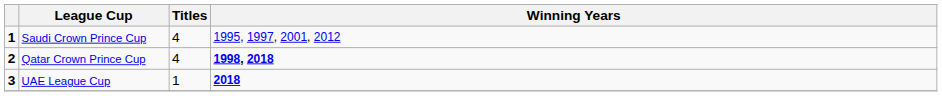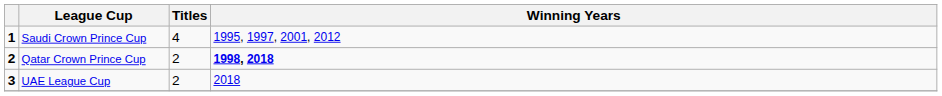(176, 59) 4 -> (176, 59) 2
(176, 80) 1 -> (176, 80) 2
(227, 80) bold -> (227, 80) normal
